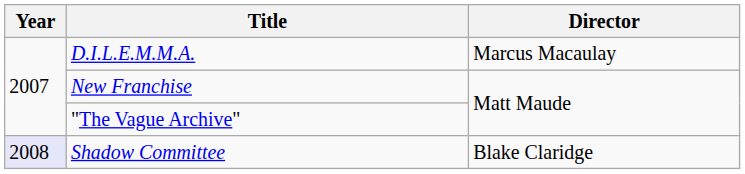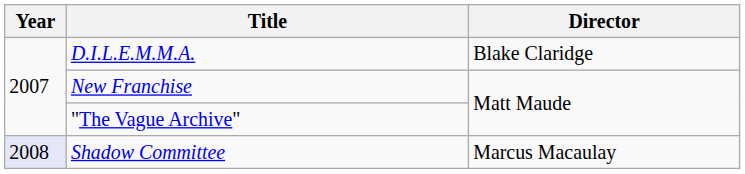(545, 53) Marcus Macaulay -> (533, 53) Blake Claridge
(533, 152) Blake Claridge -> (545, 152) Marcus Macaulay
